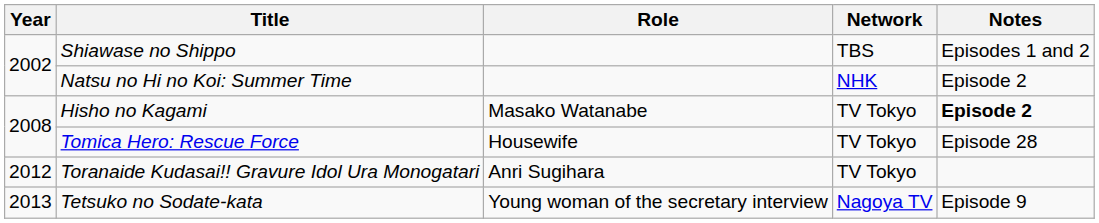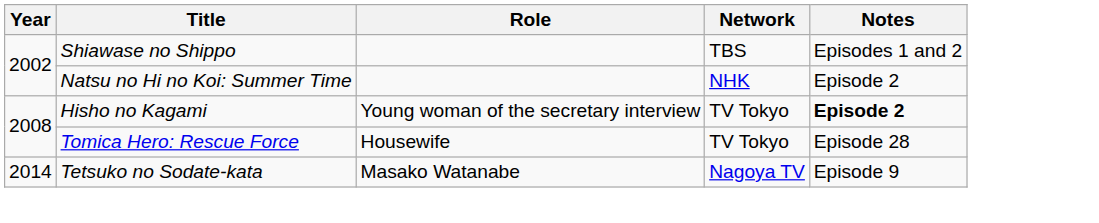(568, 111) Masako Watanabe -> (530, 111) Young woman of the secretary interview
- row: (270, 171)
(30, 202) 2013 -> (30, 171) 2014
(658, 202) Young woman of the secretary interview -> (440, 171) Masako Watanabe
